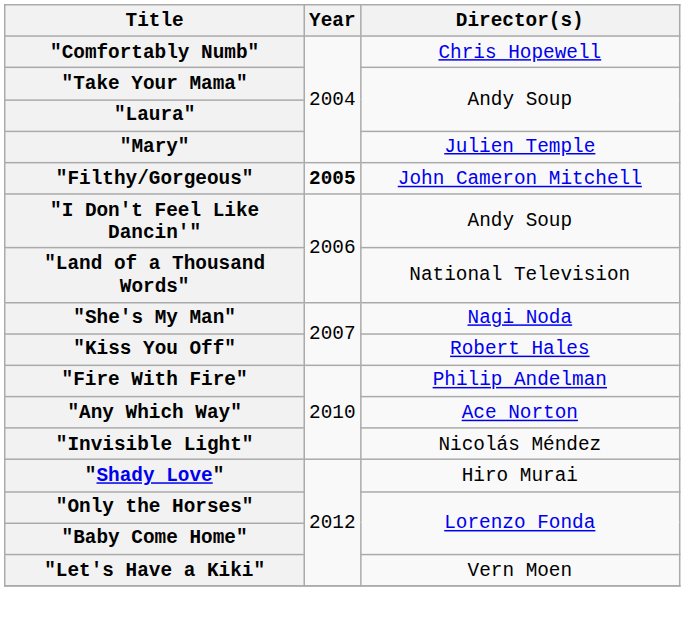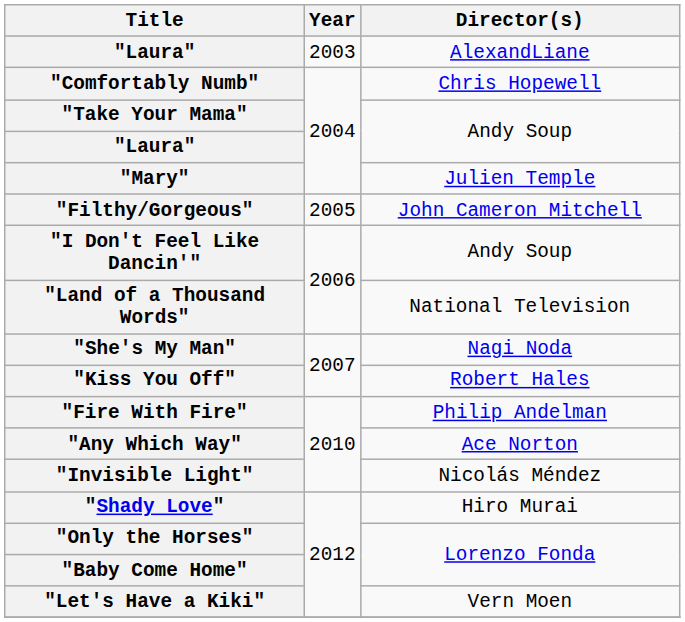+ row: (155, 52)
(332, 178) bold -> (332, 210) normal
